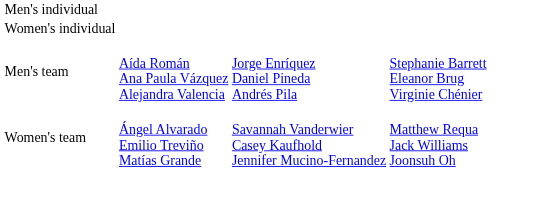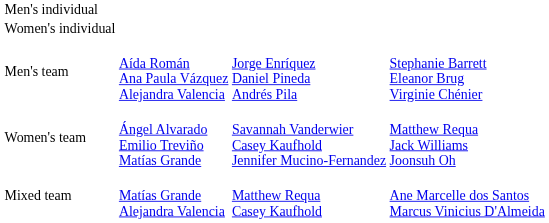+ row: (38, 195)
